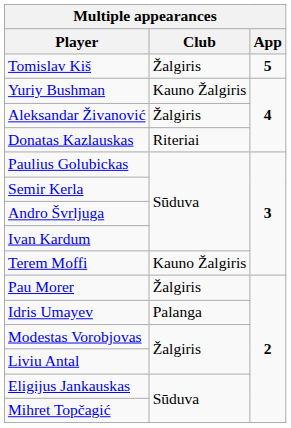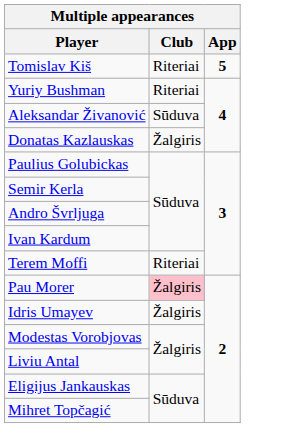(177, 66) Žalgiris -> (176, 66) Riteriai
(199, 90) Kauno Žalgiris -> (176, 90) Riteriai
(177, 115) Žalgiris -> (176, 115) Sūduva
(176, 139) Riteriai -> (177, 139) Žalgiris
(199, 262) Kauno Žalgiris -> (176, 262) Riteriai
(177, 287) no background -> (177, 287) pink background
(177, 312) Palanga -> (177, 312) Žalgiris
